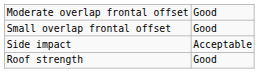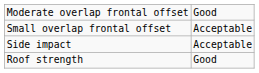(205, 28) Good -> (223, 28) Acceptable
